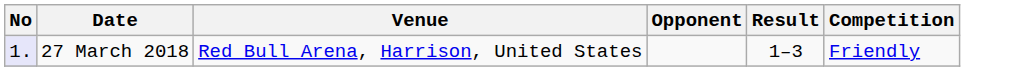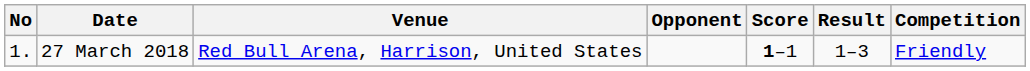+ column: (780, 20)
(21, 51) lavender background -> (21, 51) no background
